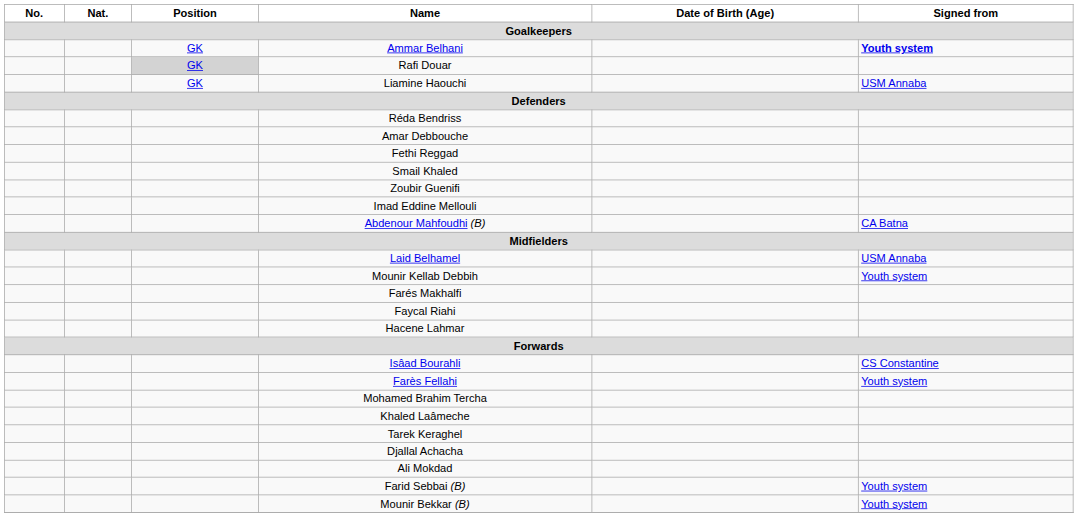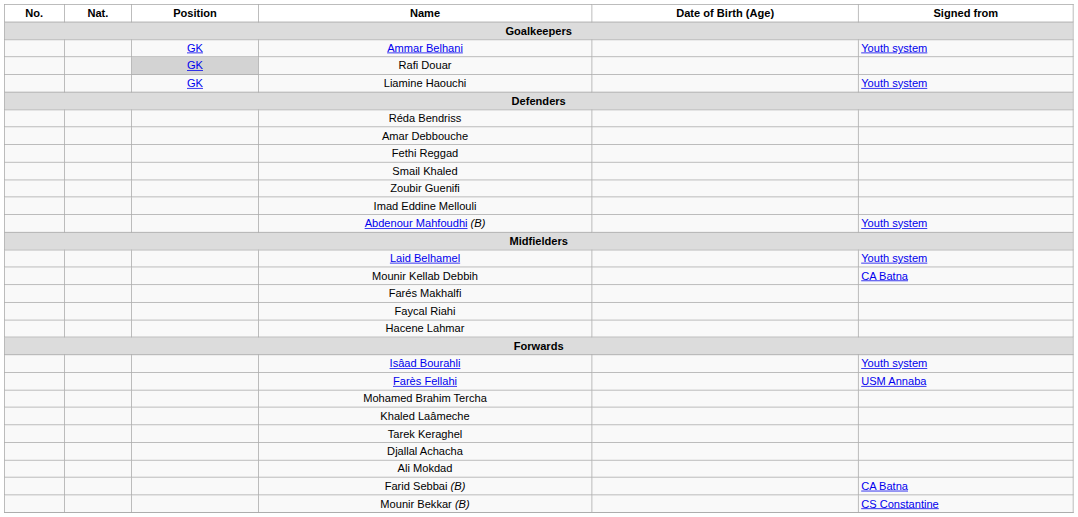(897, 49) bold -> (894, 49) normal
(894, 84) USM Annaba -> (894, 84) Youth system
(885, 224) CA Batna -> (894, 224) Youth system
(894, 259) USM Annaba -> (894, 259) Youth system
(894, 276) Youth system -> (885, 276) CA Batna
(900, 364) CS Constantine -> (894, 364) Youth system
(894, 381) Youth system -> (894, 381) USM Annaba
(894, 487) Youth system -> (885, 487) CA Batna
(894, 504) Youth system -> (900, 504) CS Constantine
